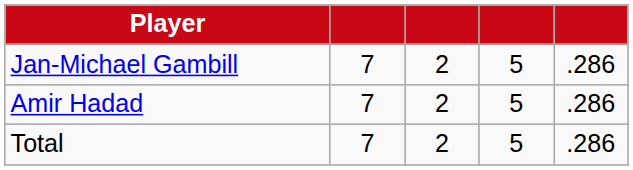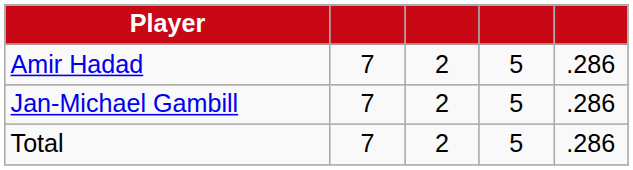rows swapped: (124, 64) <-> (77, 104)
